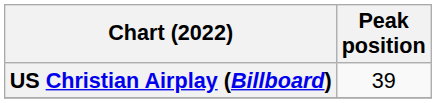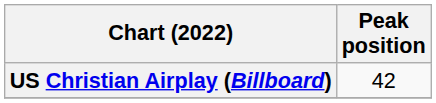(384, 80) 39 -> (384, 80) 42
